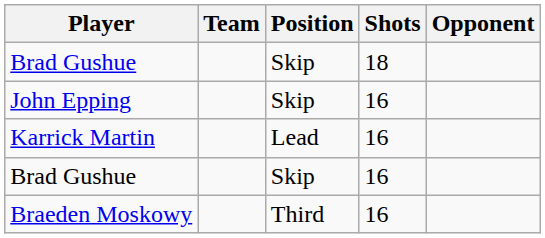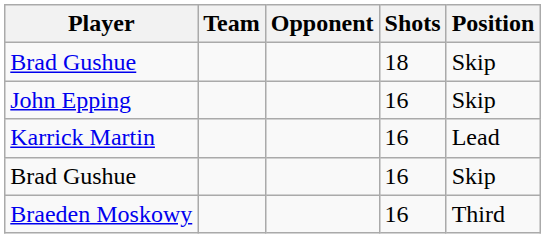columns swapped: (312, 23) <-> (483, 23)
